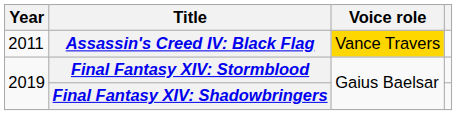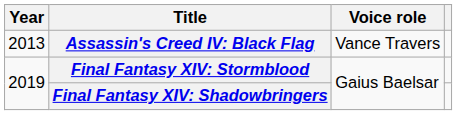(26, 43) 2011 -> (27, 43) 2013
(388, 43) gold background -> (388, 43) no background
